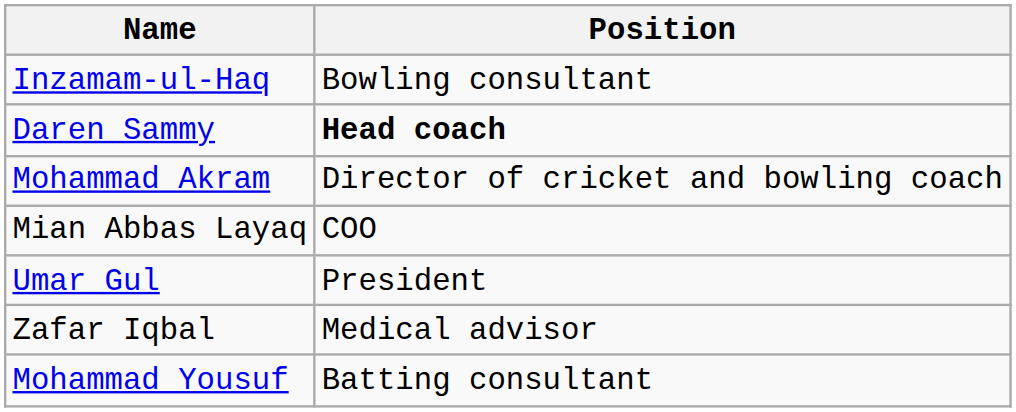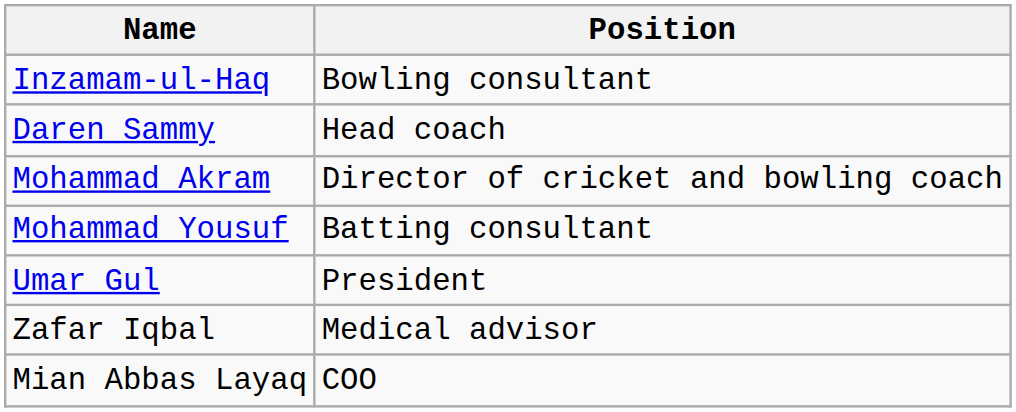(414, 130) bold -> (414, 130) normal
rows swapped: (151, 380) <-> (160, 230)
